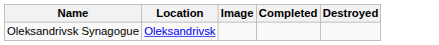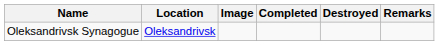+ column: (408, 13)
